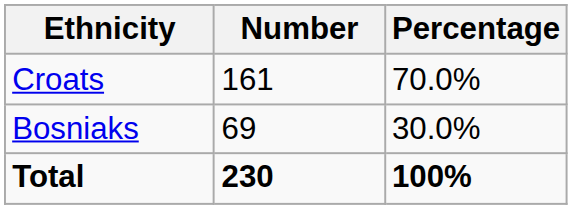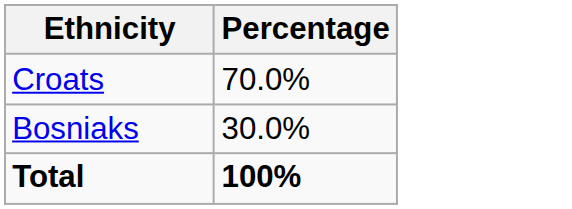- column: (300, 29)
